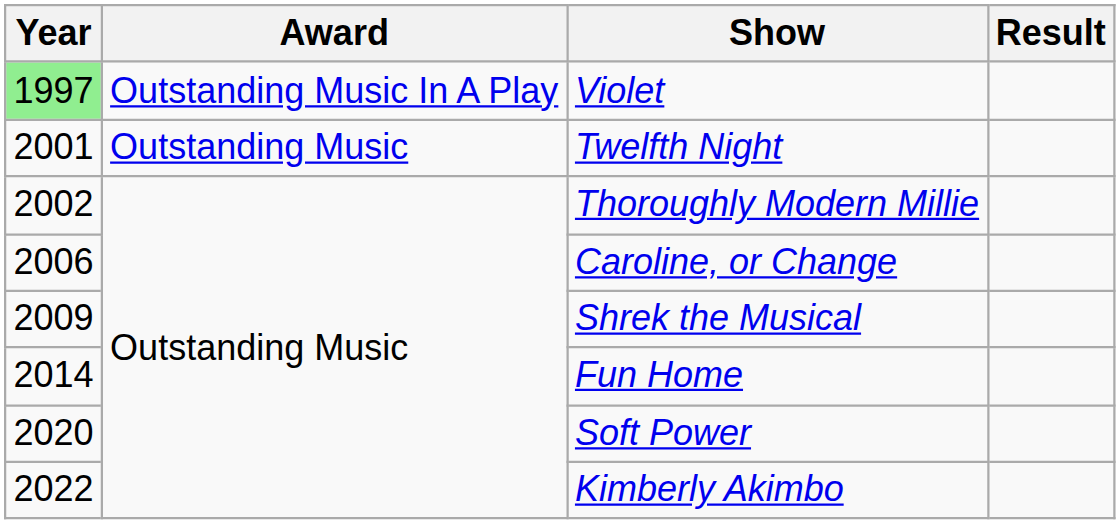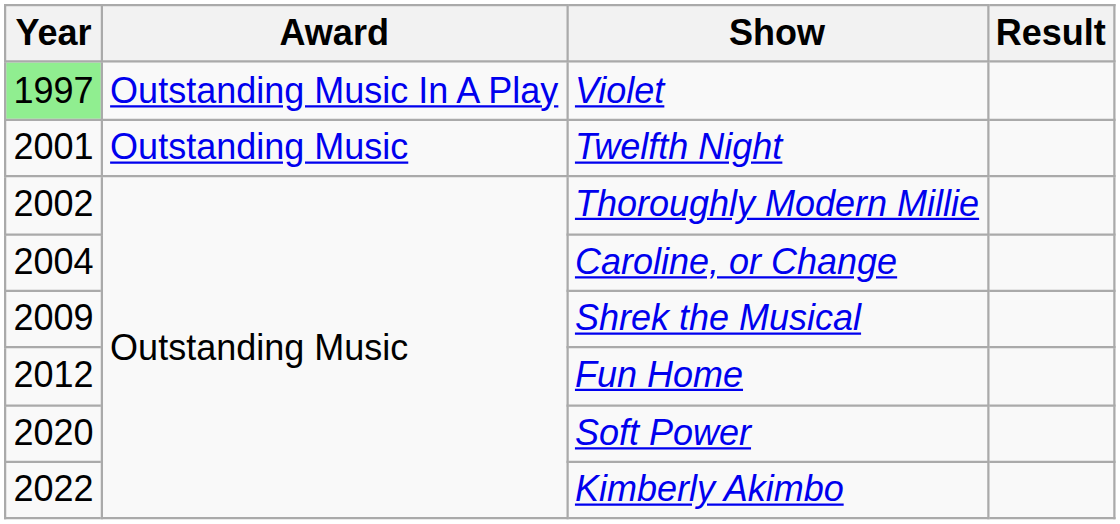(53, 261) 2006 -> (53, 261) 2004
(53, 375) 2014 -> (53, 375) 2012
